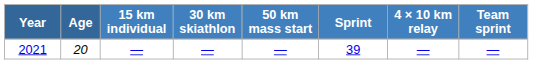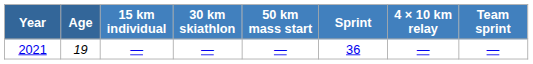(81, 49) 20 -> (81, 49) 19
(353, 49) 39 -> (353, 49) 36
